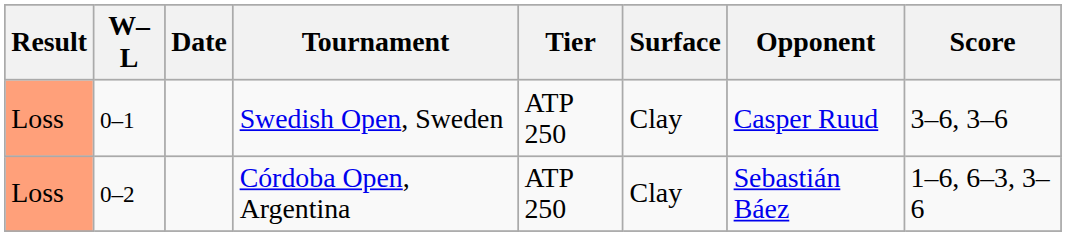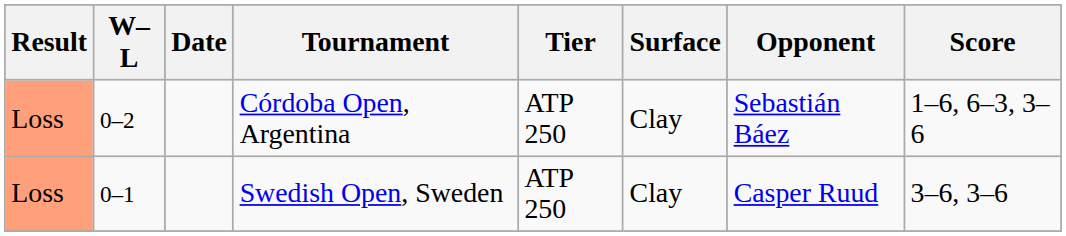rows swapped: (371, 117) <-> (325, 193)
